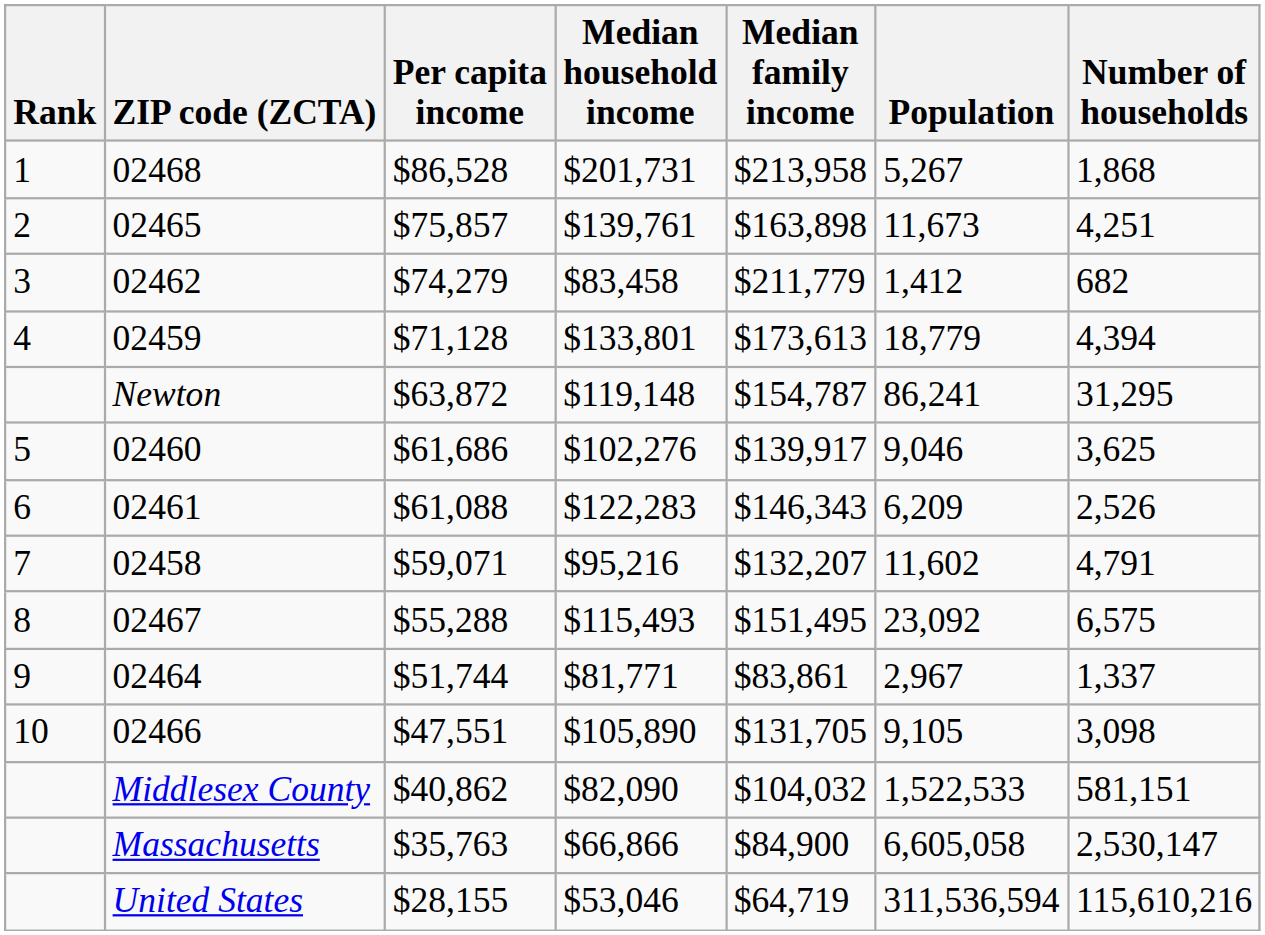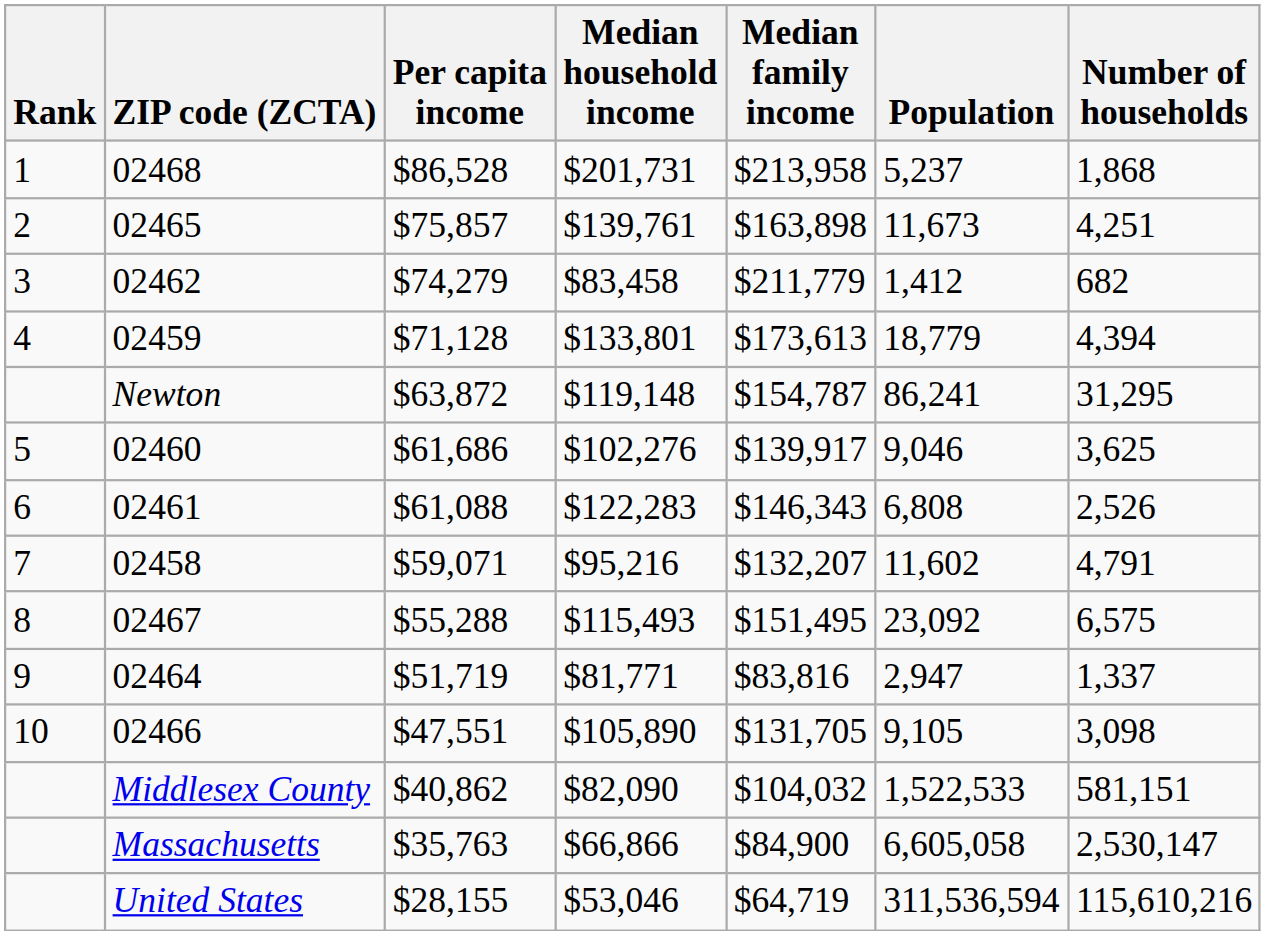(923, 168) 5,267 -> (923, 168) 5,237
(923, 506) 6,209 -> (923, 506) 6,808
(450, 675) $51,744 -> (450, 675) $51,719
(791, 675) $83,861 -> (791, 675) $83,816
(923, 675) 2,967 -> (923, 675) 2,947
